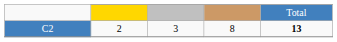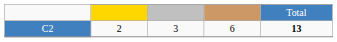(232, 29) 8 -> (232, 29) 6
